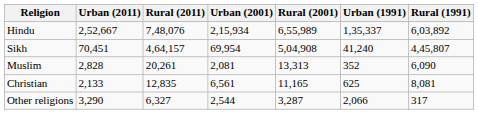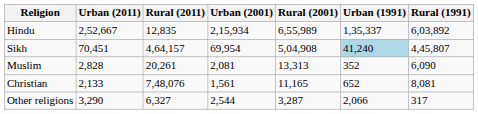(165, 30) 7,48,076 -> (161, 30) 12,835
(358, 48) no background -> (358, 48) lightblue background
(161, 83) 12,835 -> (165, 83) 7,48,076
(223, 83) 6,561 -> (223, 83) 1,561
(351, 83) 625 -> (351, 83) 652
